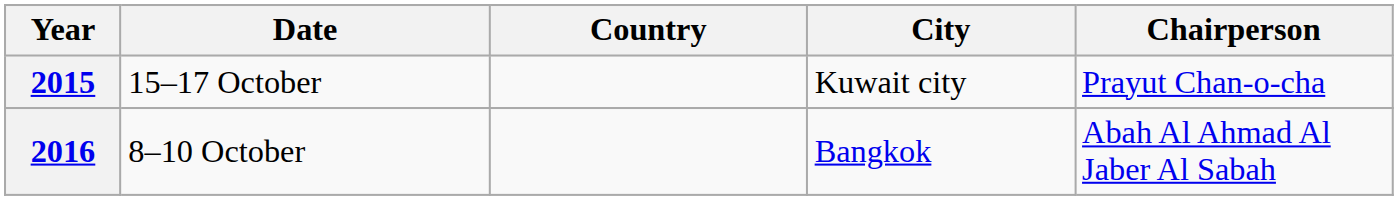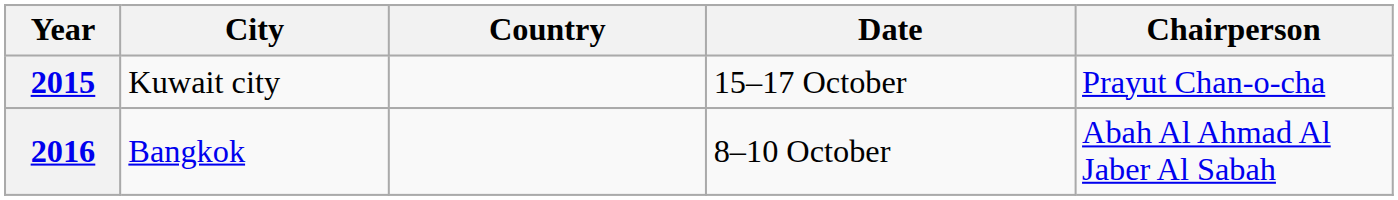columns swapped: (305, 30) <-> (941, 30)
